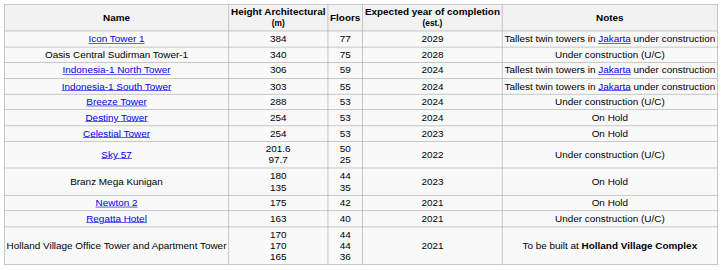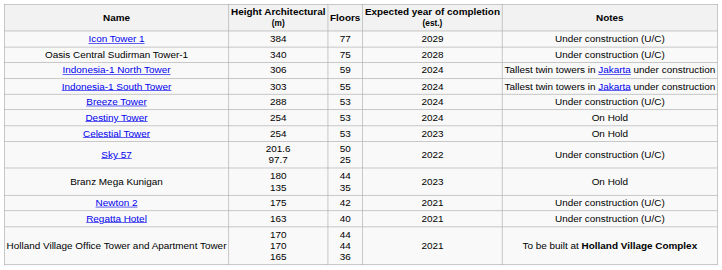(610, 39) Tallest twin towers in Jakarta under construction -> (610, 39) Under construction (U/C)
(610, 203) On Hold -> (610, 203) Under construction (U/C)
